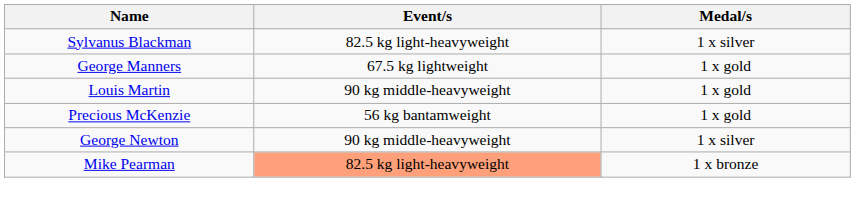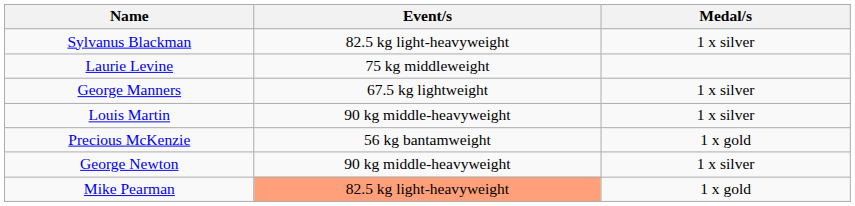+ row: (129, 66)
(726, 66) 1 x gold -> (726, 90) 1 x silver
(726, 90) 1 x gold -> (726, 115) 1 x silver
(726, 164) 1 x bronze -> (726, 189) 1 x gold
